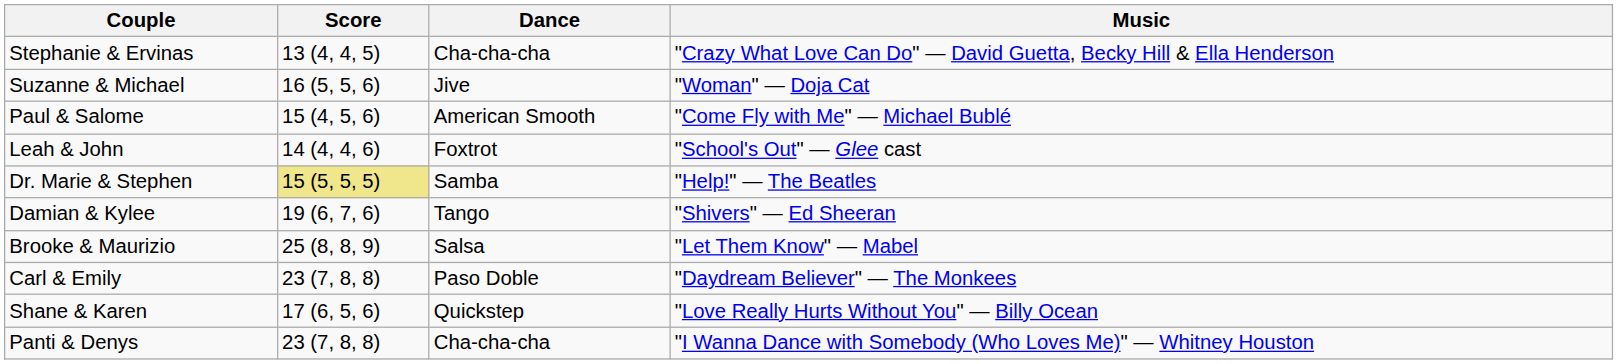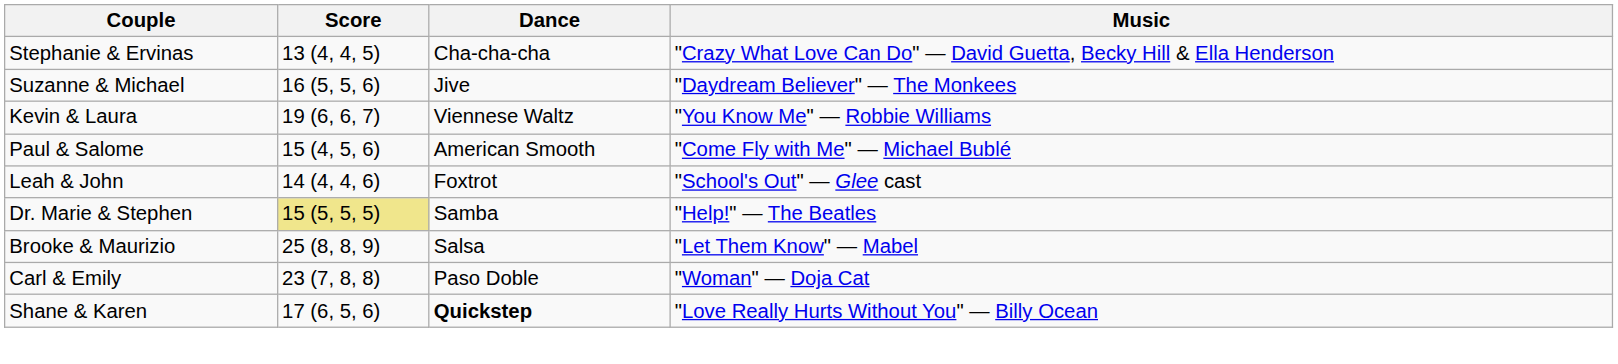(772, 85) "Woman" — Doja Cat -> (845, 85) "Daydream Believer" — The Monkees
+ row: (73, 117)
- row: (82, 213)
(845, 278) "Daydream Believer" — The Monkees -> (772, 278) "Woman" — Doja Cat
(479, 310) normal -> (483, 310) bold
- row: (74, 342)
